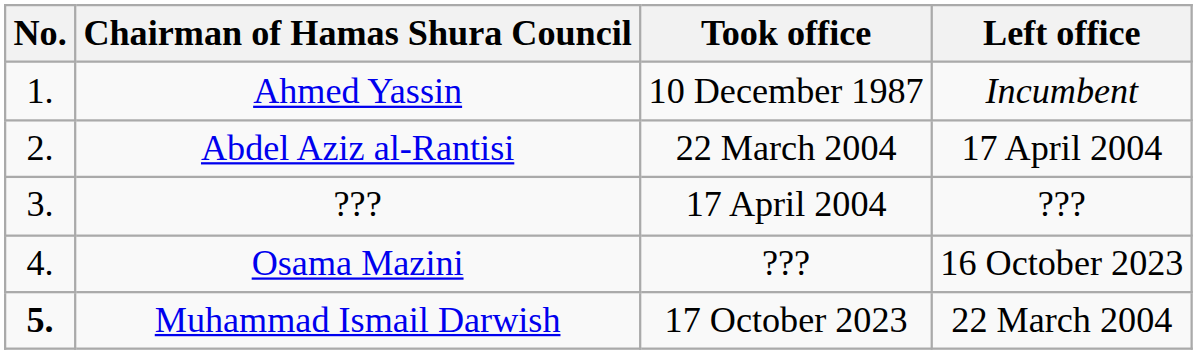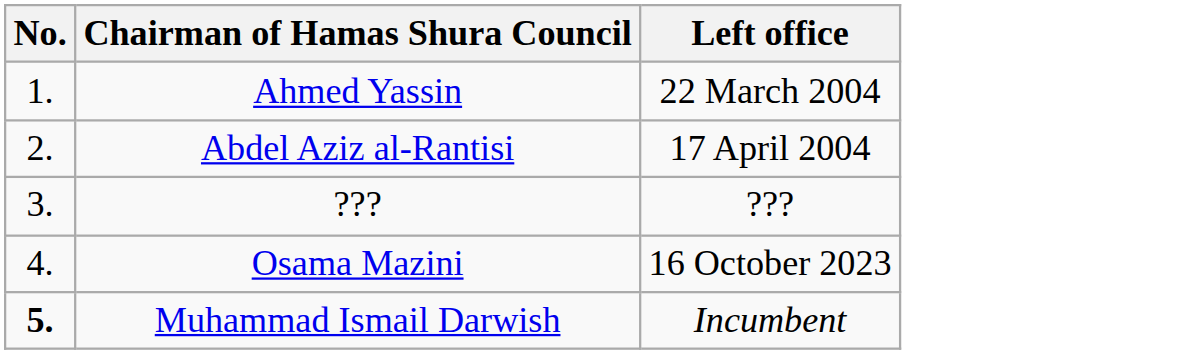- column: (786, 33)
(1062, 90) Incumbent -> (770, 90) 22 March 2004
(1062, 319) 22 March 2004 -> (770, 319) Incumbent
